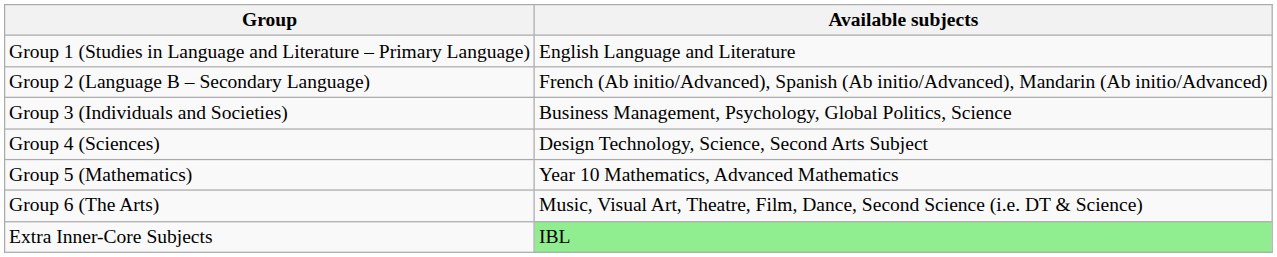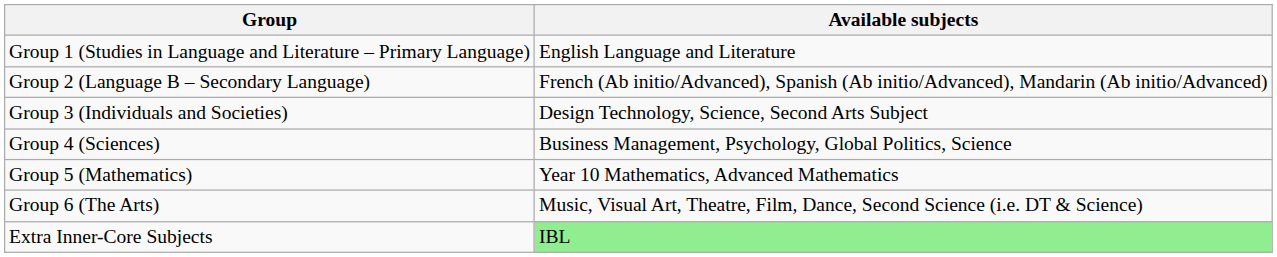(775, 112) Business Management, Psychology, Global Politics, Science -> (734, 112) Design Technology, Science, Second Arts Subject
(734, 143) Design Technology, Science, Second Arts Subject -> (775, 143) Business Management, Psychology, Global Politics, Science
